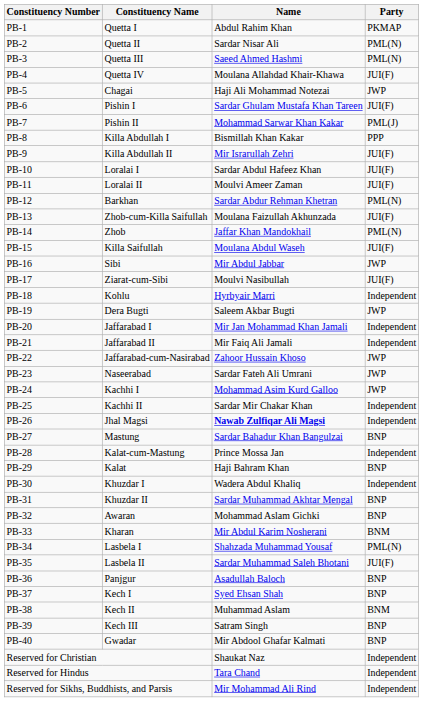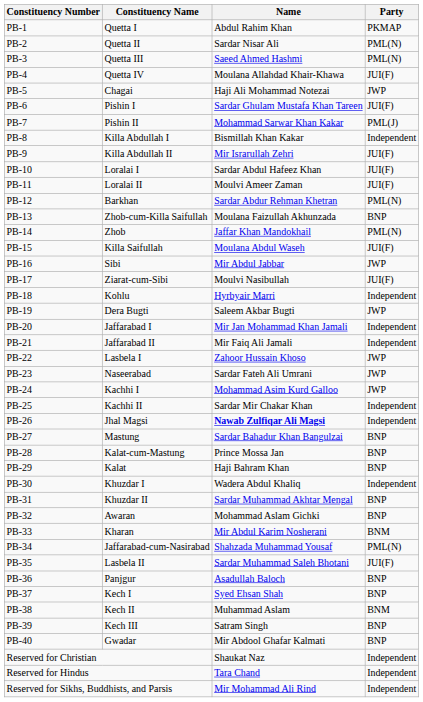(375, 138) PPP -> (392, 138) Independent
(380, 216) JUI(F) -> (377, 216) BNP
(157, 358) Jaffarabad-cum-Nasirabad -> (123, 358) Lasbela I
(392, 452) Independent -> (377, 452) BNP
(123, 547) Lasbela I -> (157, 547) Jaffarabad-cum-Nasirabad
